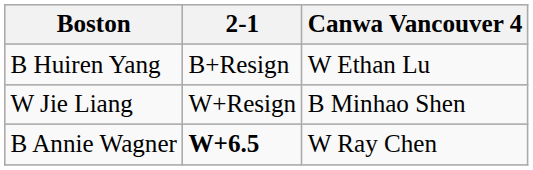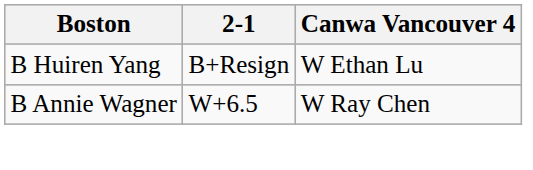- row: (72, 104)
(224, 143) bold -> (223, 104) normal
